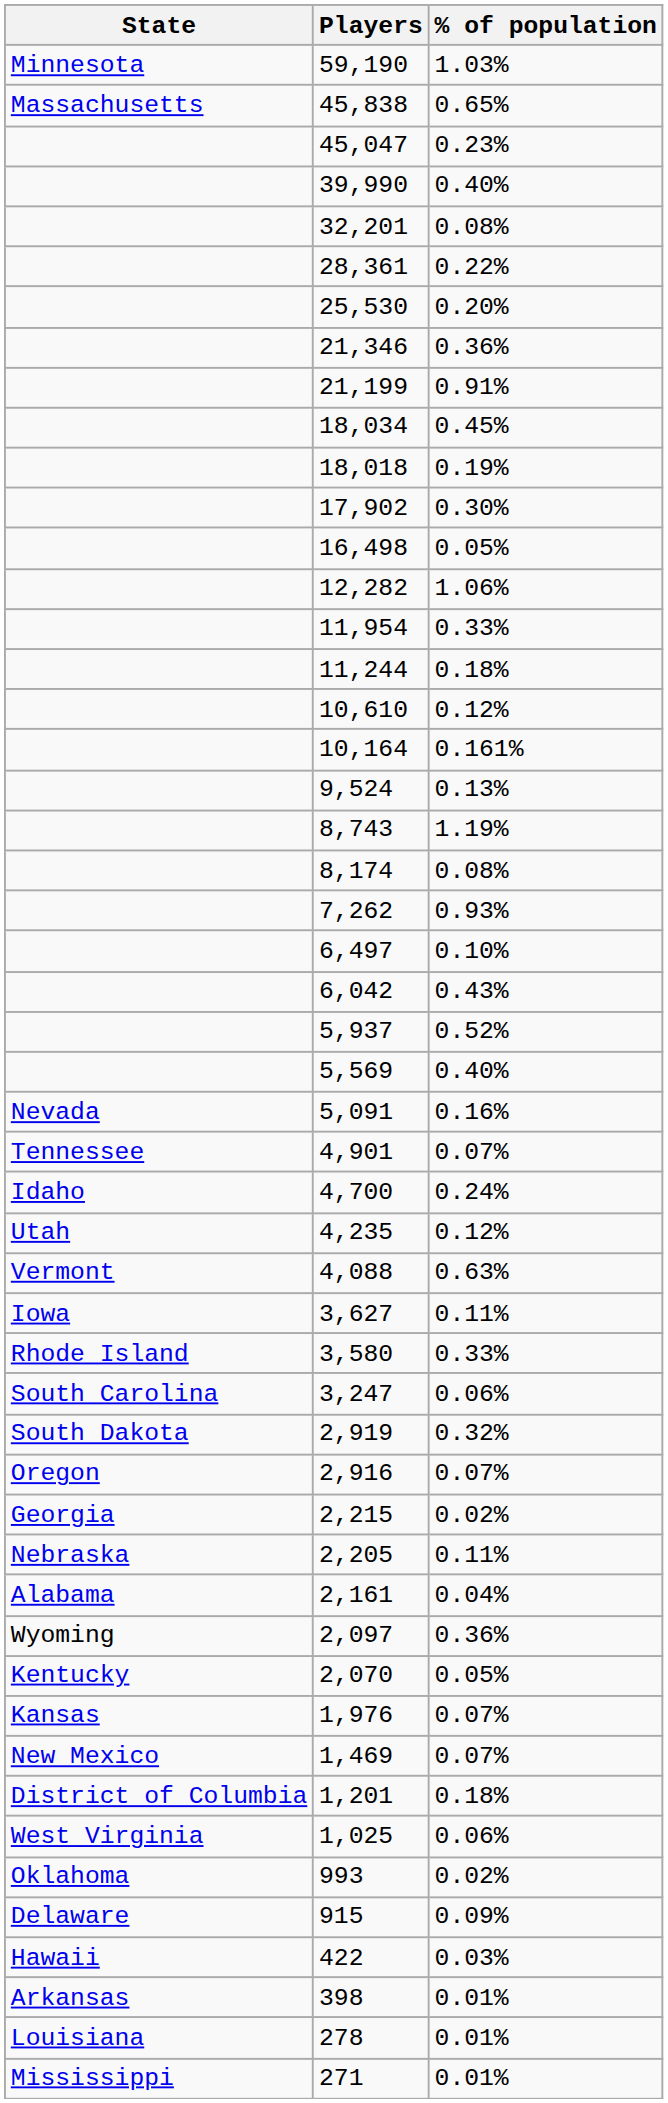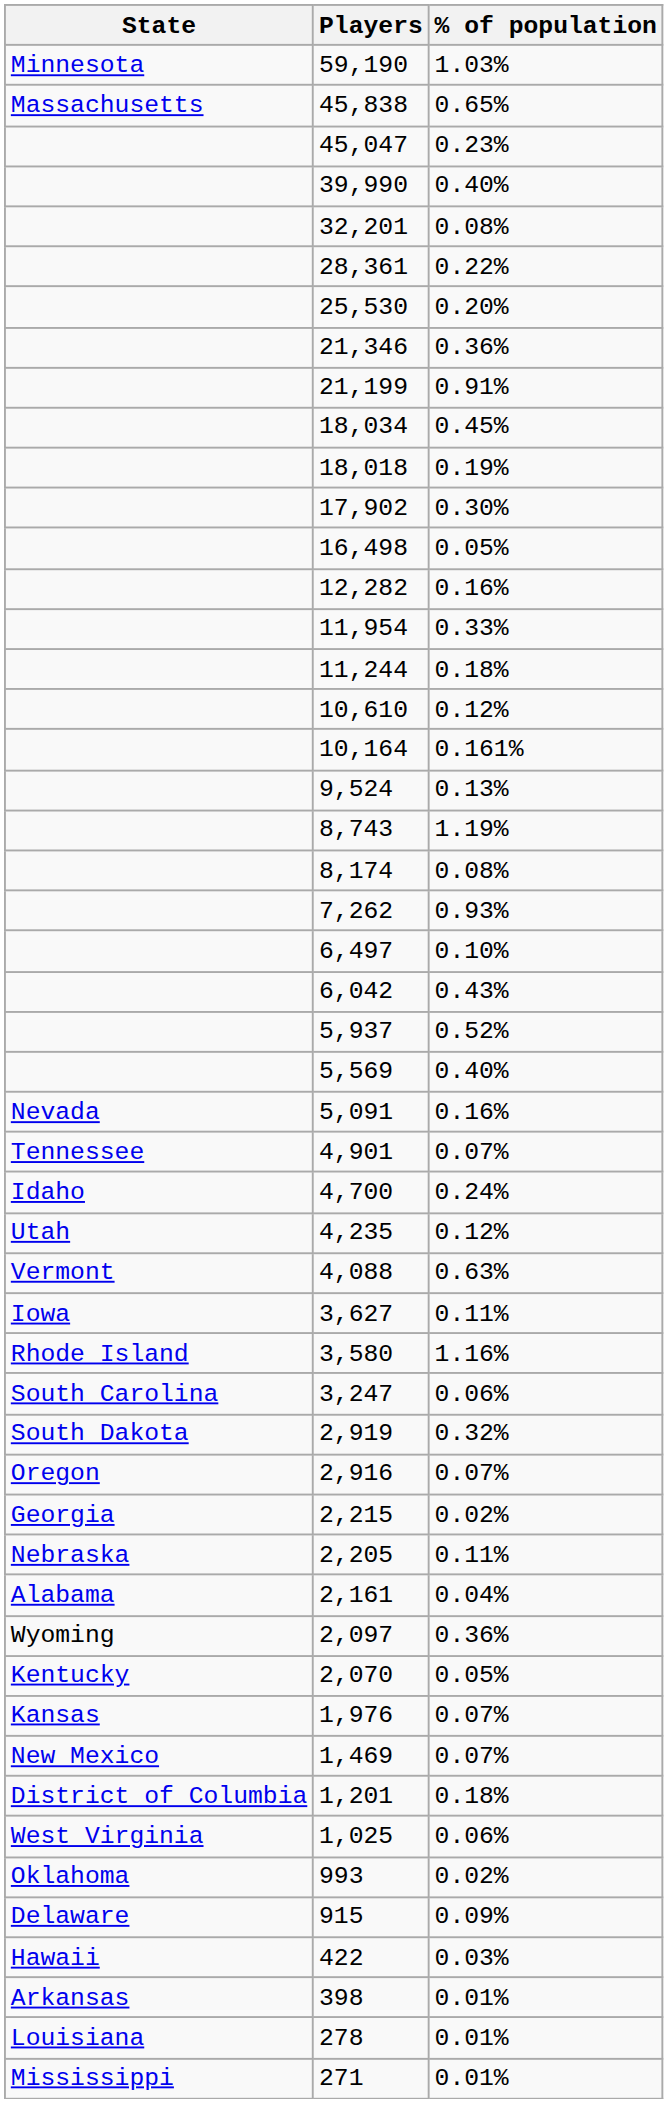(472, 589) 1.06% -> (472, 589) 0.16%
(472, 1354) 0.33% -> (472, 1354) 1.16%
